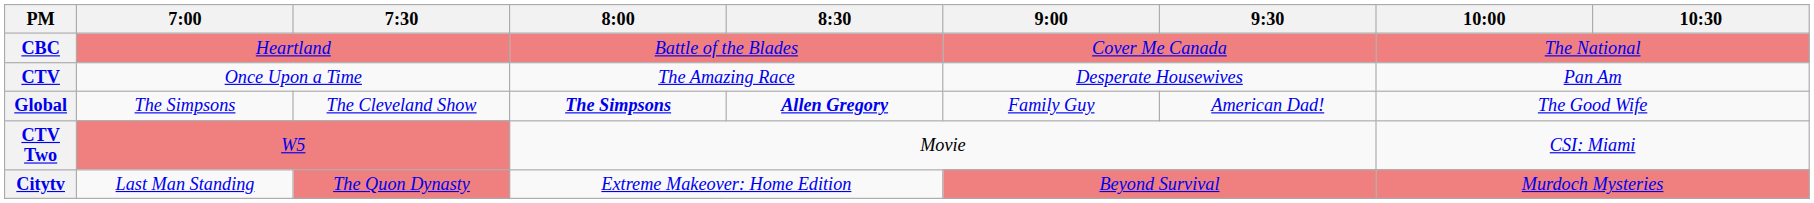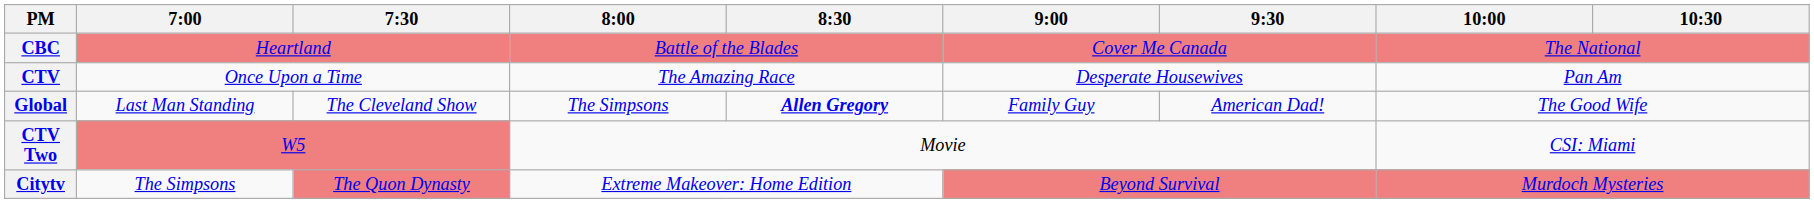(185, 105) The Simpsons -> (185, 105) Last Man Standing
(618, 105) bold -> (618, 105) normal
(185, 184) Last Man Standing -> (185, 184) The Simpsons
